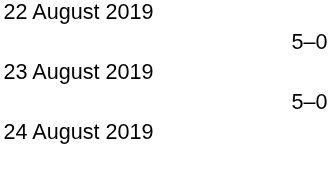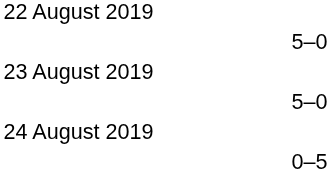+ row: (116, 162)
